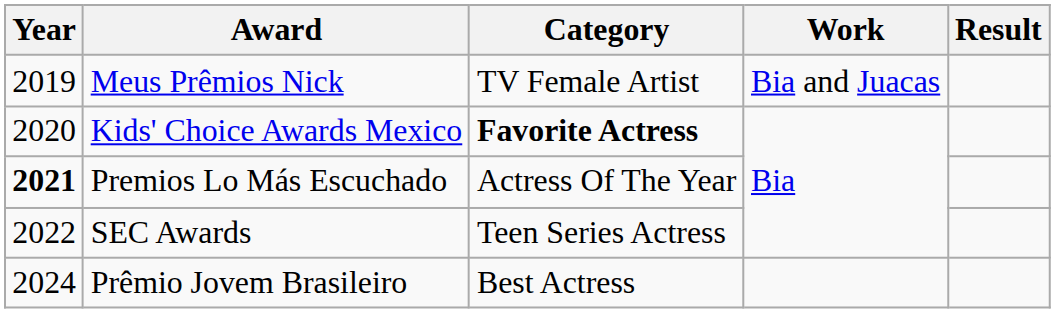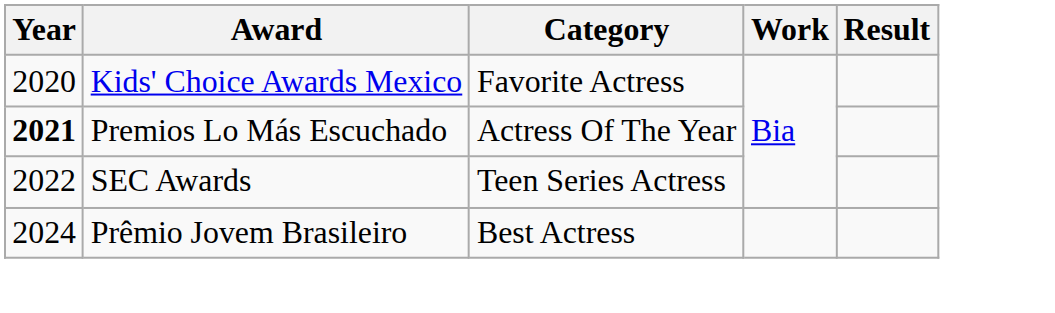- row: (217, 80)
(588, 130) bold -> (581, 80) normal
